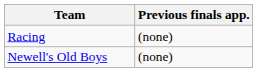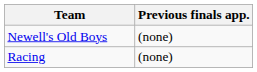rows swapped: (57, 57) <-> (26, 36)
